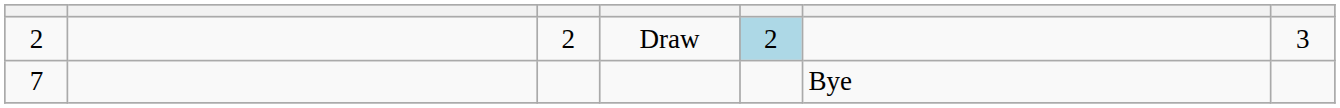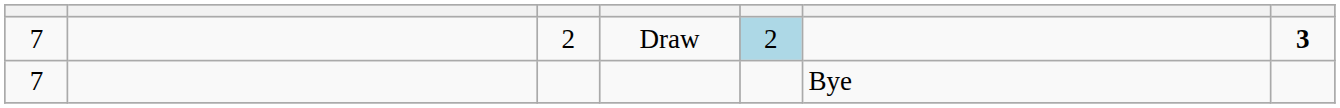(36, 38) 2 -> (36, 38) 7
(1303, 38) normal -> (1303, 38) bold
